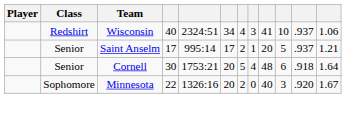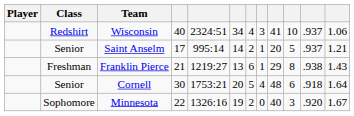(229, 48) 17 -> (238, 48) 14
+ row: (134, 66)
(229, 84) 20 -> (238, 102) 19
